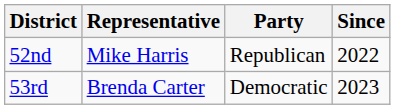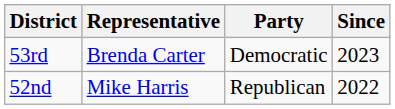rows swapped: (30, 54) <-> (29, 87)
